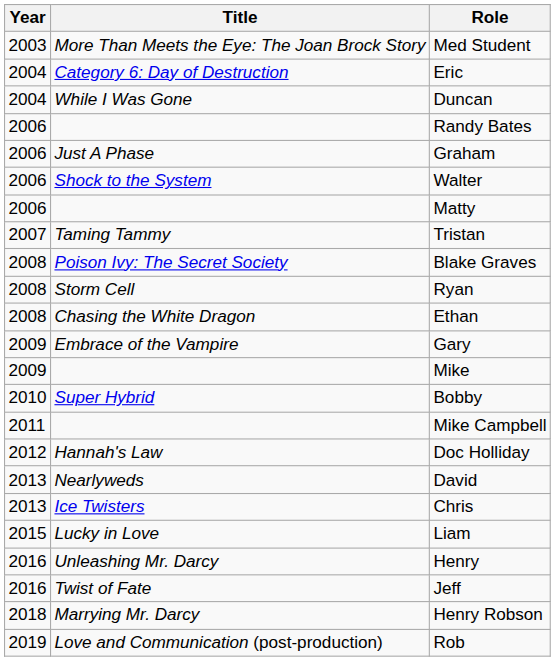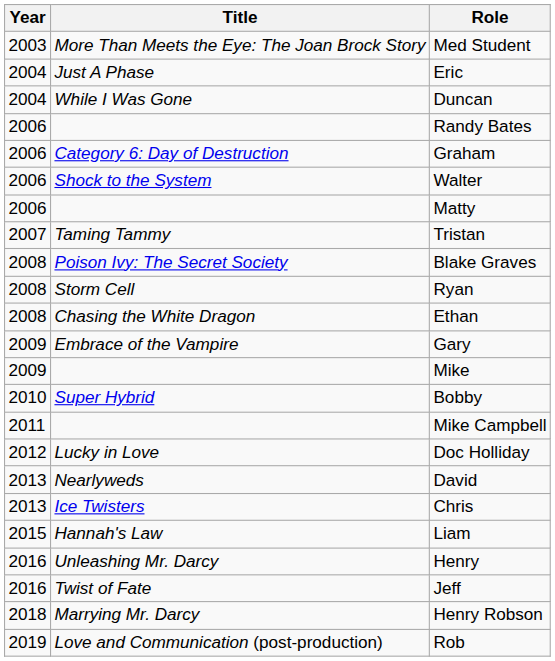(171, 72) Category 6: Day of Destruction -> (104, 72) Just A Phase
(104, 153) Just A Phase -> (171, 153) Category 6: Day of Destruction
(108, 452) Hannah's Law -> (107, 452) Lucky in Love
(107, 533) Lucky in Love -> (108, 533) Hannah's Law
